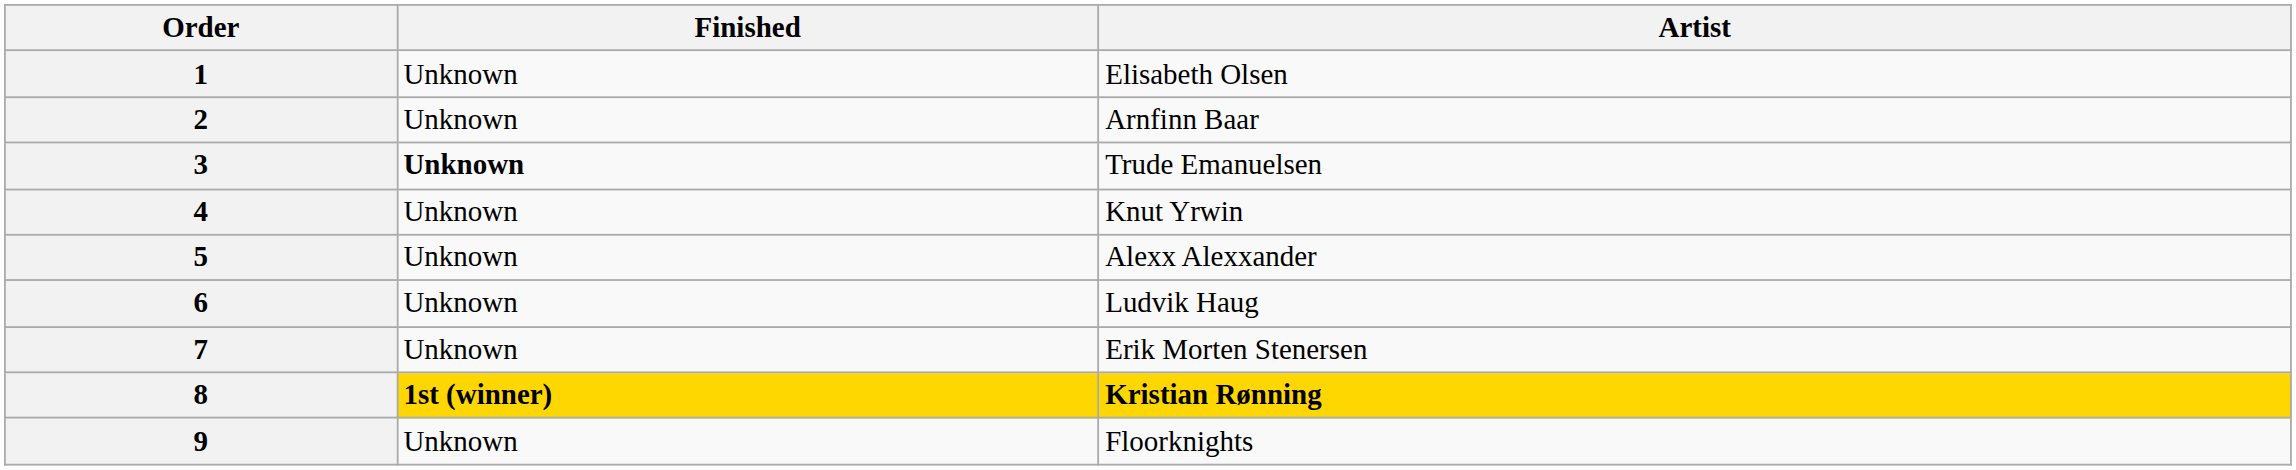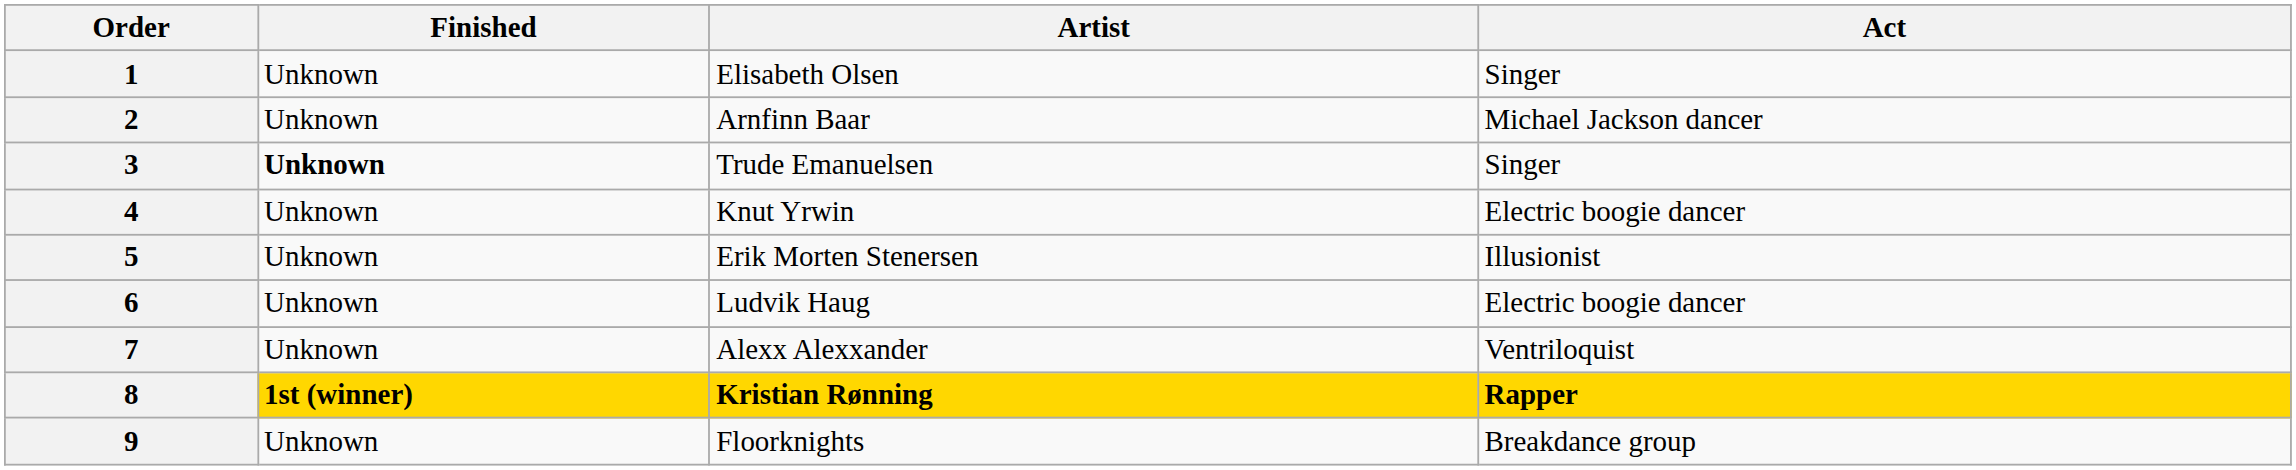+ column: (1884, 27)
(1211, 257) Alexx Alexxander -> (847, 257) Erik Morten Stenersen
(1236, 348) Erik Morten Stenersen -> (822, 348) Alexx Alexxander
